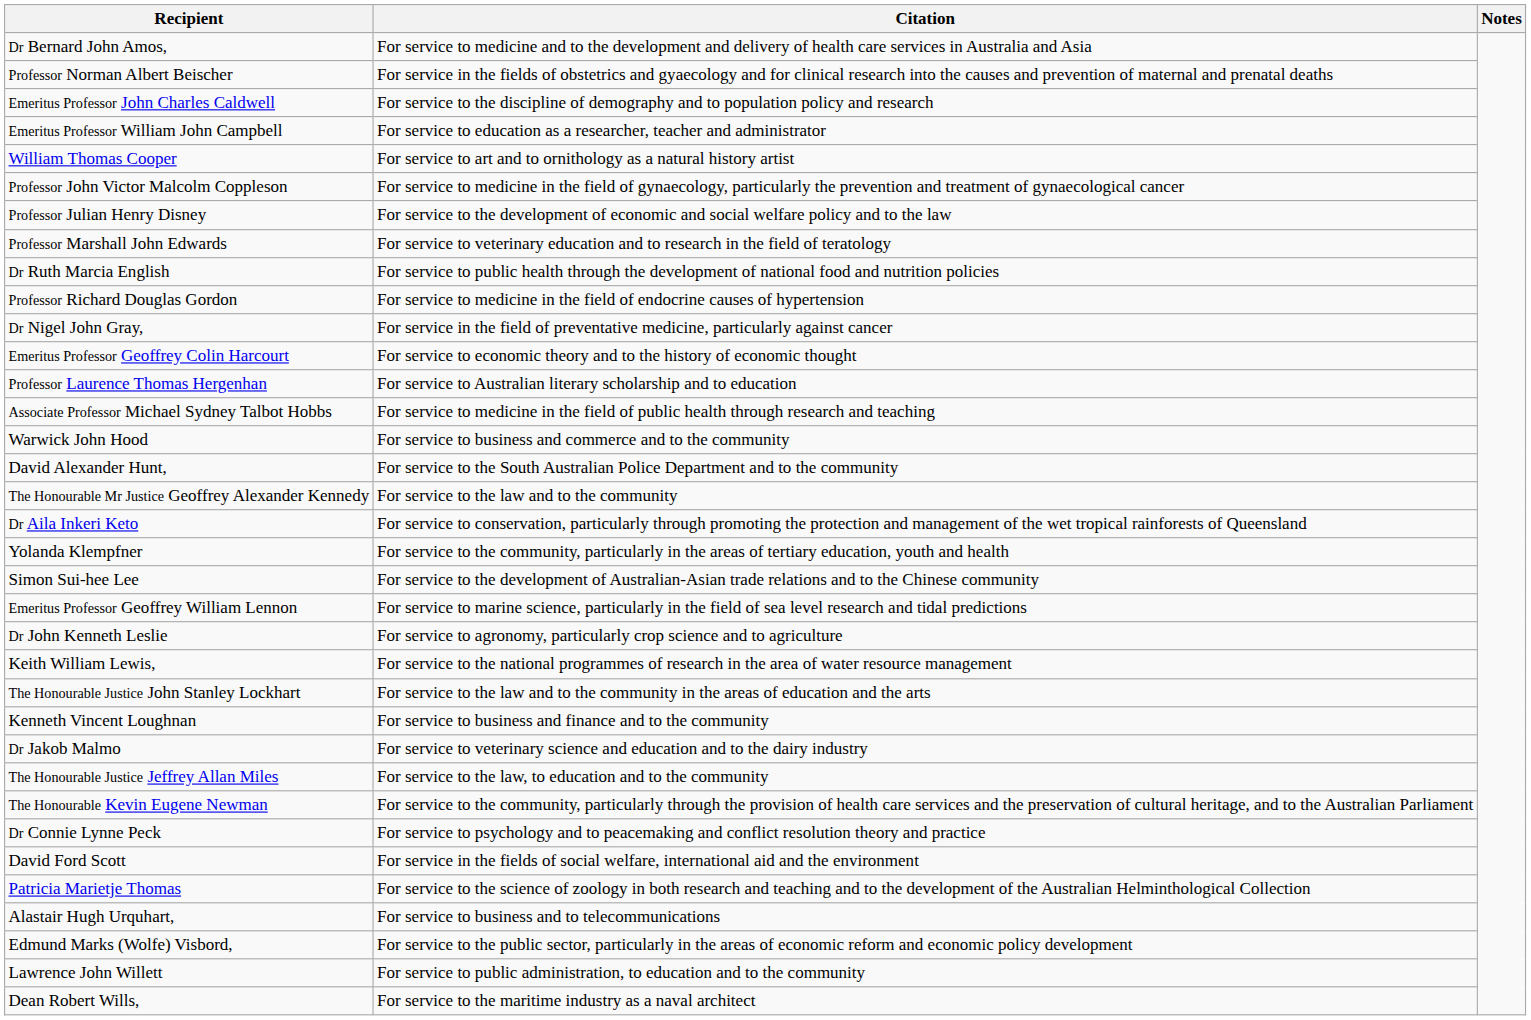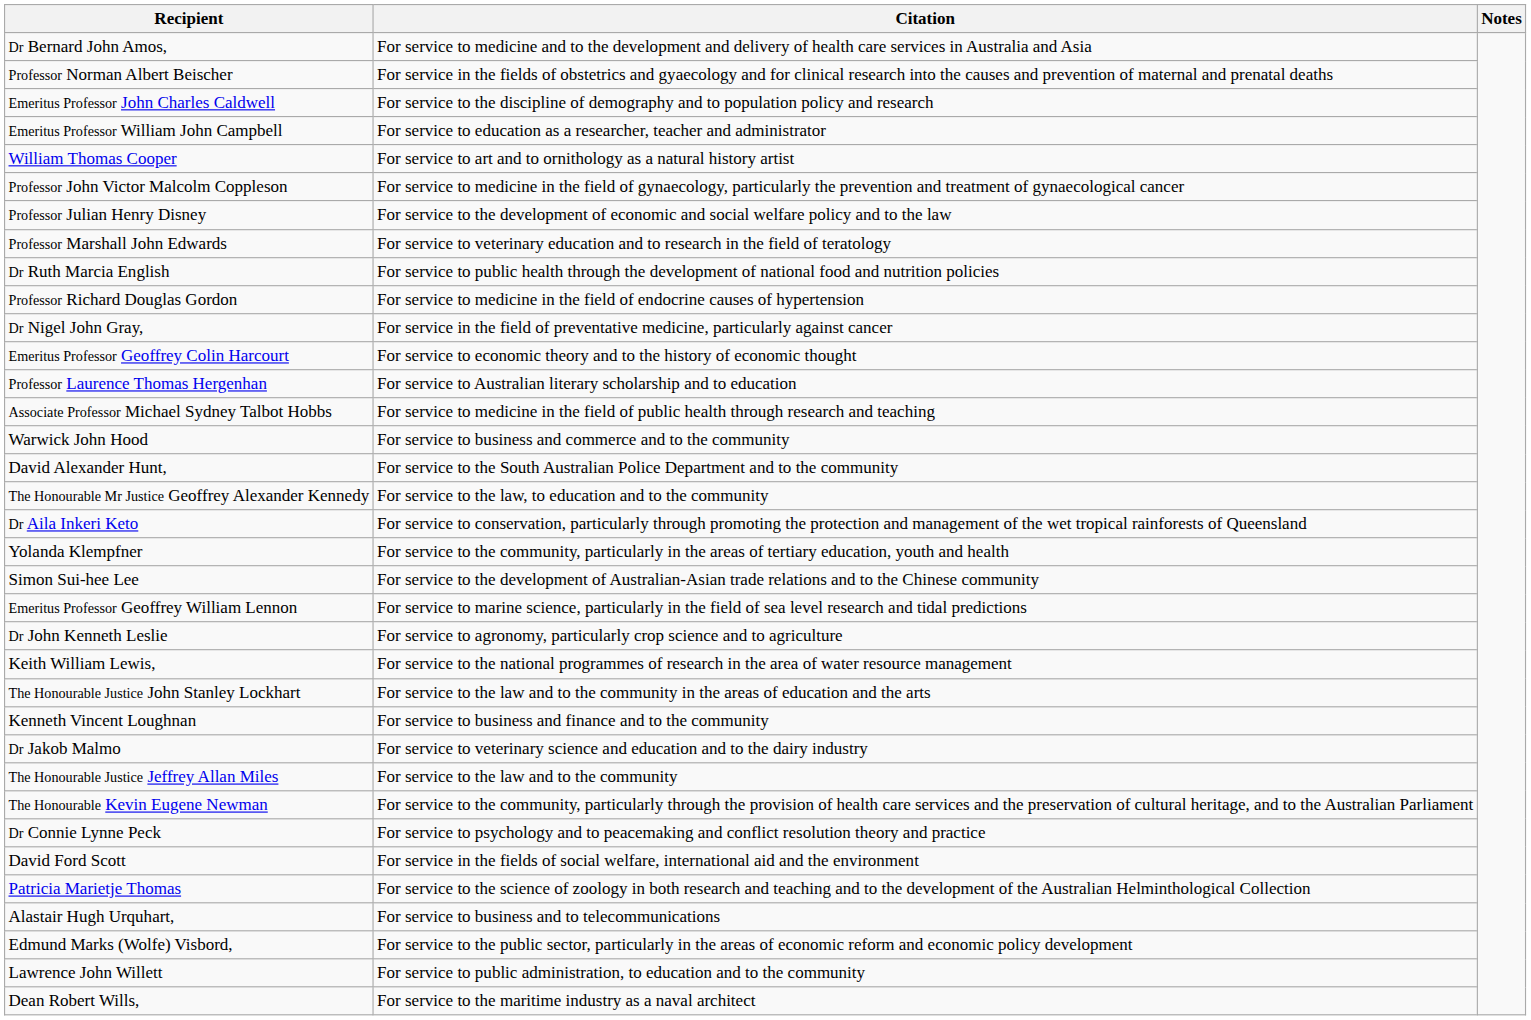(527, 495) For service to the law and to the community -> (573, 495) For service to the law, to education and to the community
(573, 776) For service to the law, to education and to the community -> (527, 776) For service to the law and to the community
